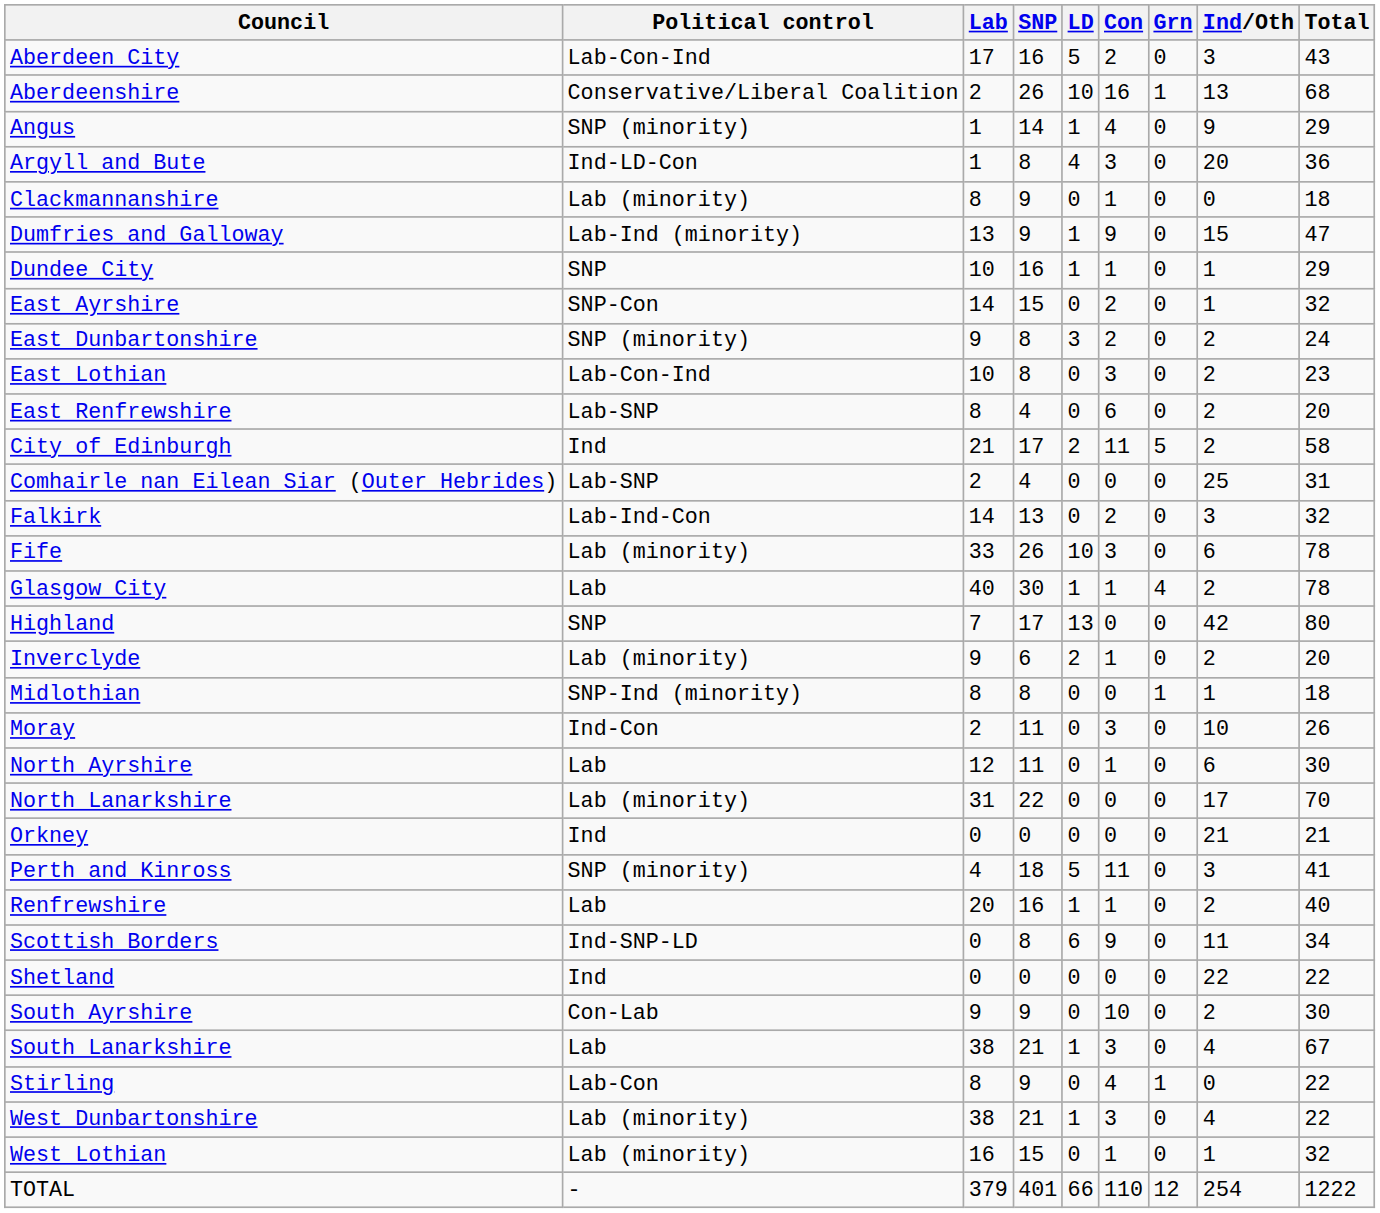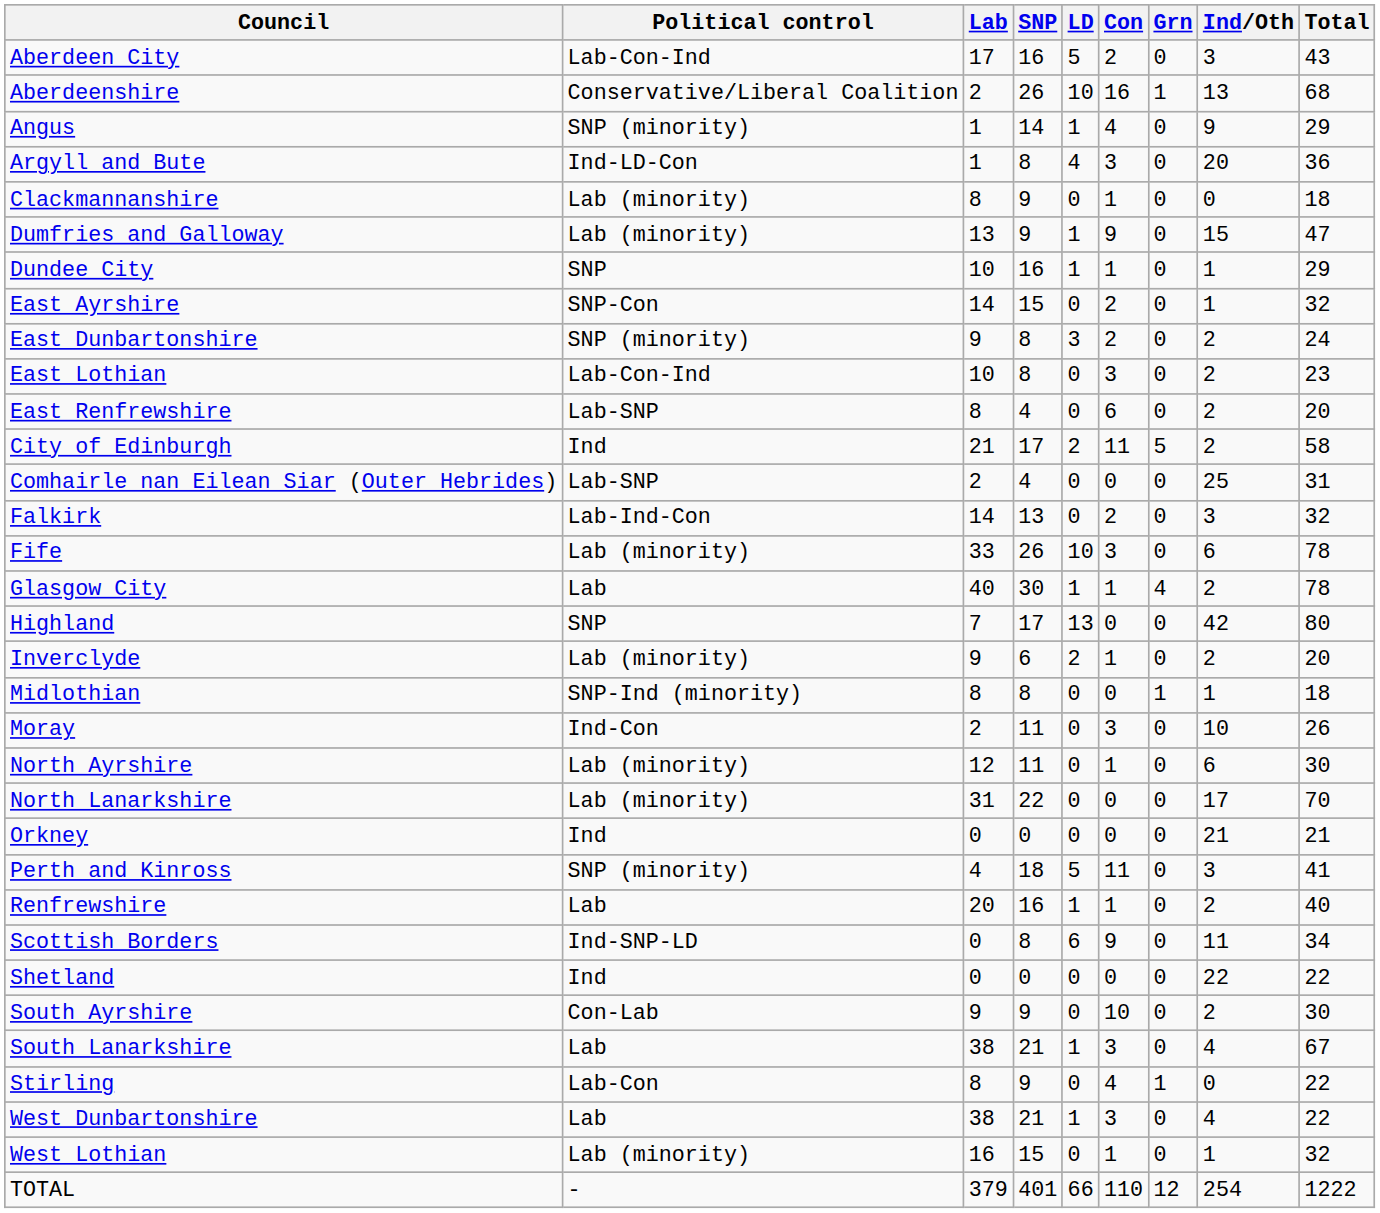(685, 235) Lab-Ind (minority) -> (659, 235) Lab (minority)
(587, 766) Lab -> (659, 766) Lab (minority)
(659, 1119) Lab (minority) -> (587, 1119) Lab
